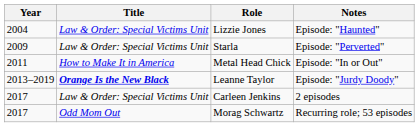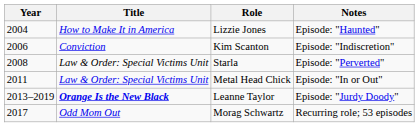(134, 29) Law & Order: Special Victims Unit -> (117, 29) How to Make It in America
+ row: (241, 46)
(17, 46) 2009 -> (17, 63) 2008
(117, 63) How to Make It in America -> (134, 79) Law & Order: Special Victims Unit
- row: (247, 96)
